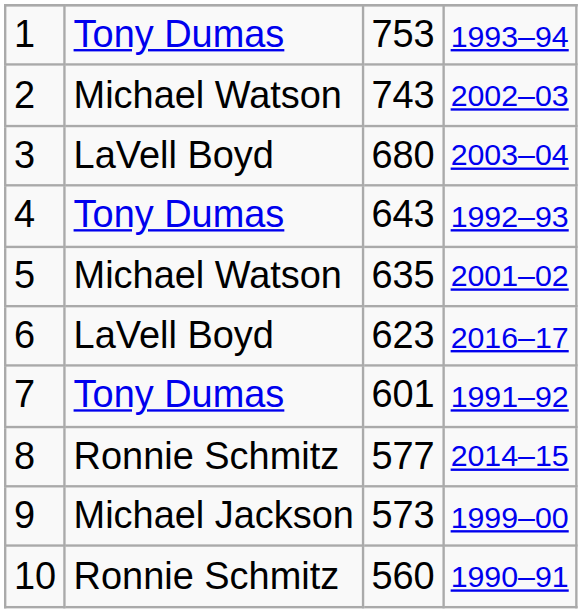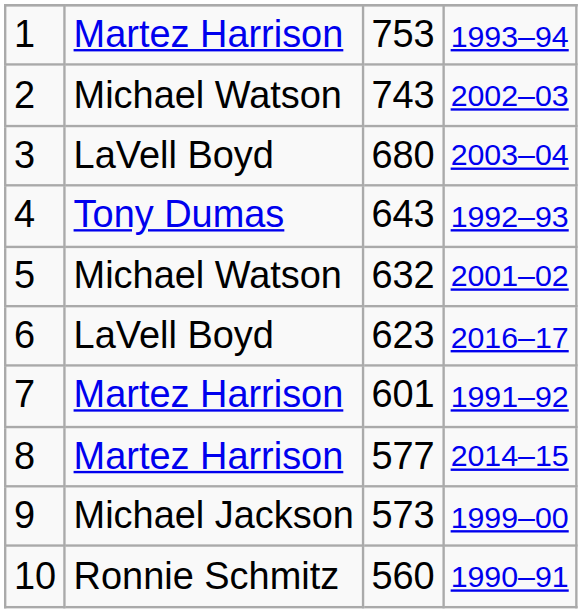(179, 34) Tony Dumas -> (208, 34) Martez Harrison
(403, 275) 635 -> (403, 275) 632
(179, 395) Tony Dumas -> (208, 395) Martez Harrison
(206, 455) Ronnie Schmitz -> (208, 455) Martez Harrison
